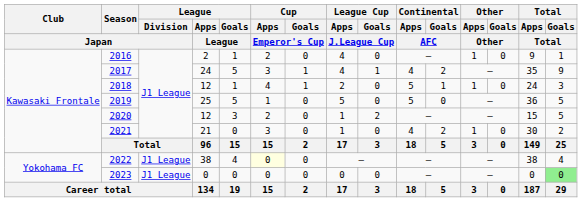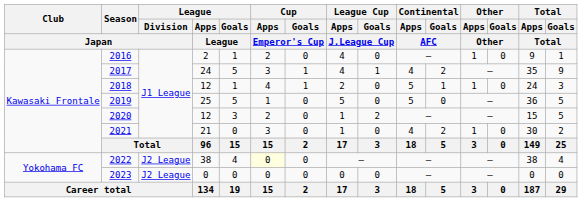(166, 160) J1 League -> (166, 160) J2 League
(166, 175) J1 League -> (166, 175) J2 League
(561, 175) lightgreen background -> (561, 175) no background
